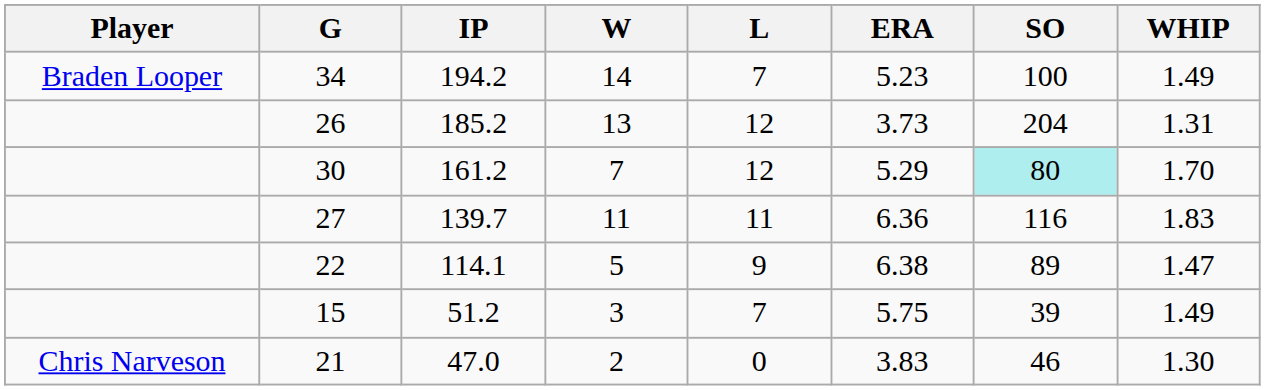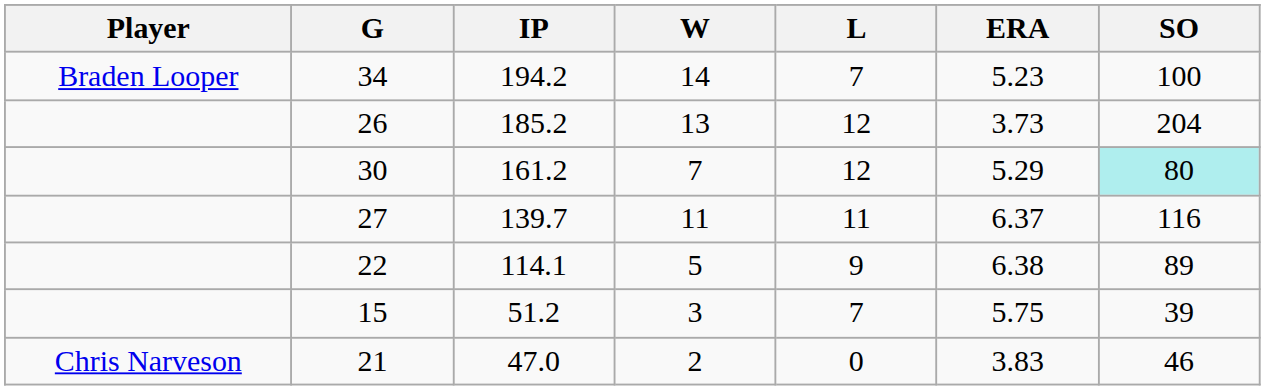- column: (1188, 28)
(902, 218) 6.36 -> (1018, 218) 6.37
